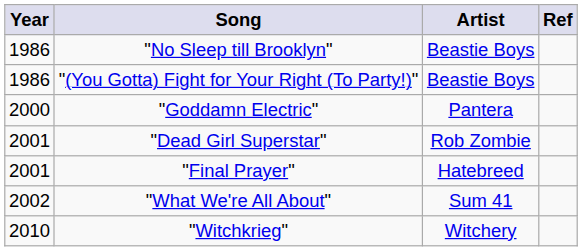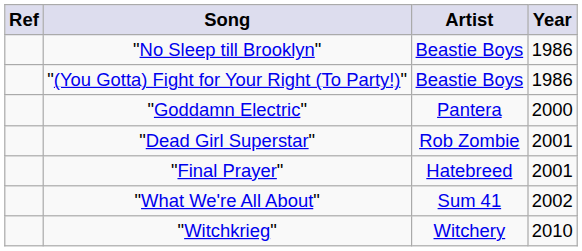columns swapped: (30, 19) <-> (558, 19)
